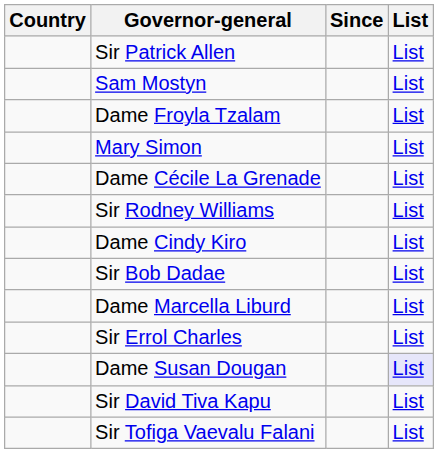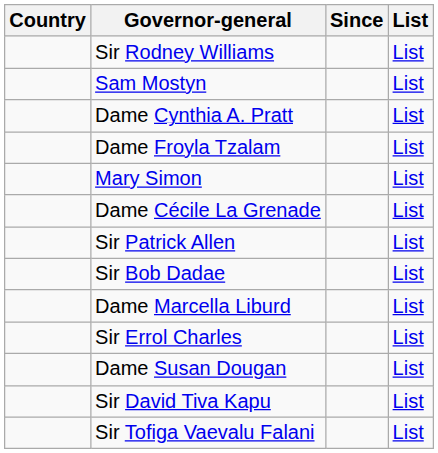rows swapped: (185, 210) <-> (165, 52)
+ row: (194, 115)
- row: (171, 242)
(408, 369) lavender background -> (408, 369) no background
